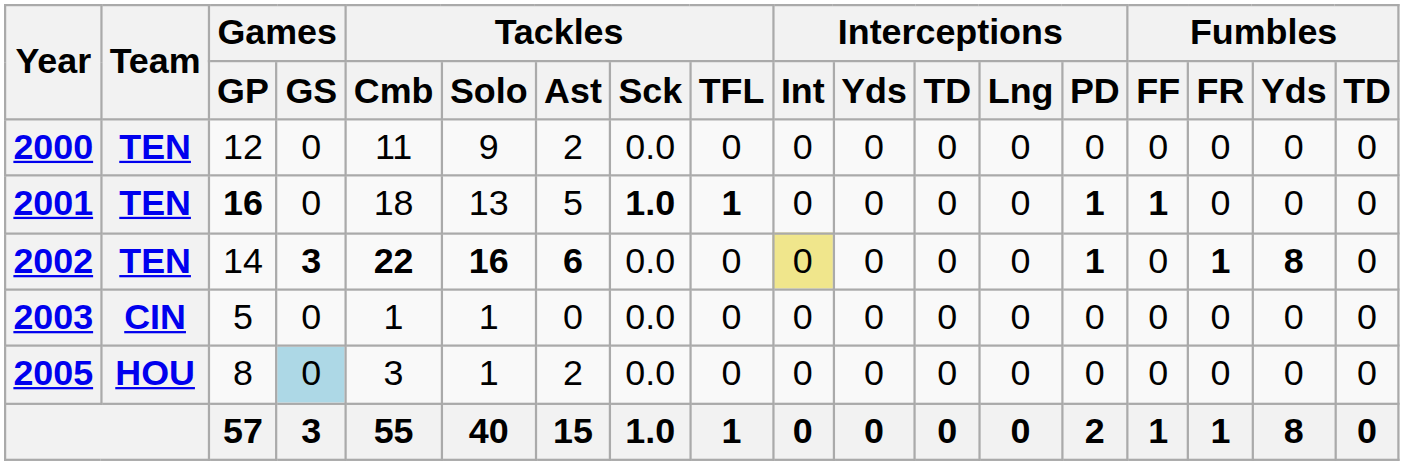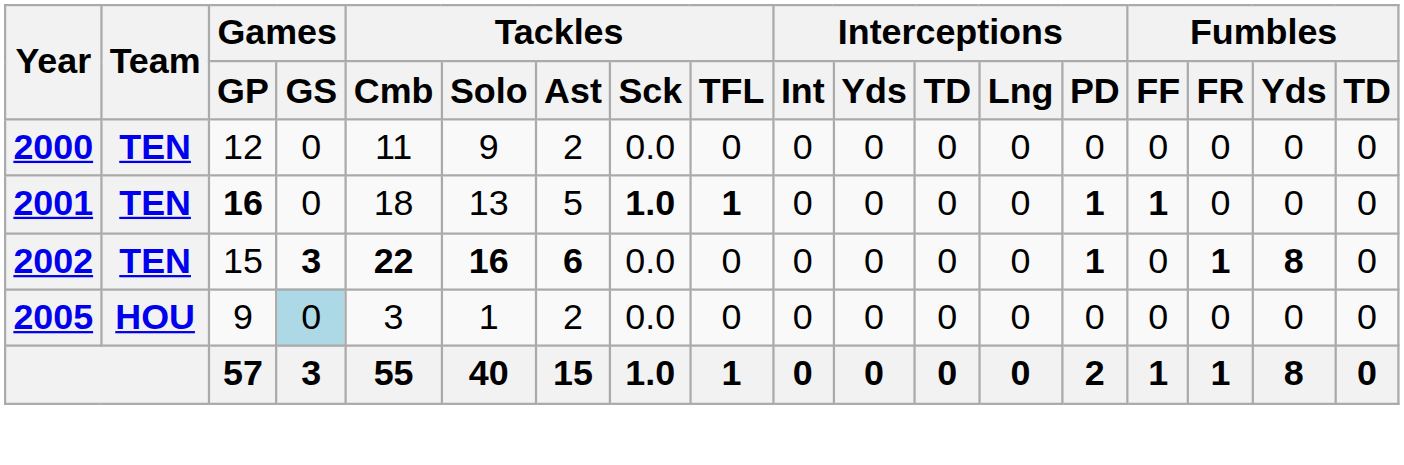(243, 260) 14 -> (243, 260) 15
(803, 260) khaki background -> (803, 260) no background
- row: (53, 317)
(243, 373) 8 -> (243, 317) 9
